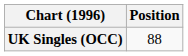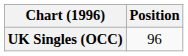(154, 39) 88 -> (154, 39) 96
